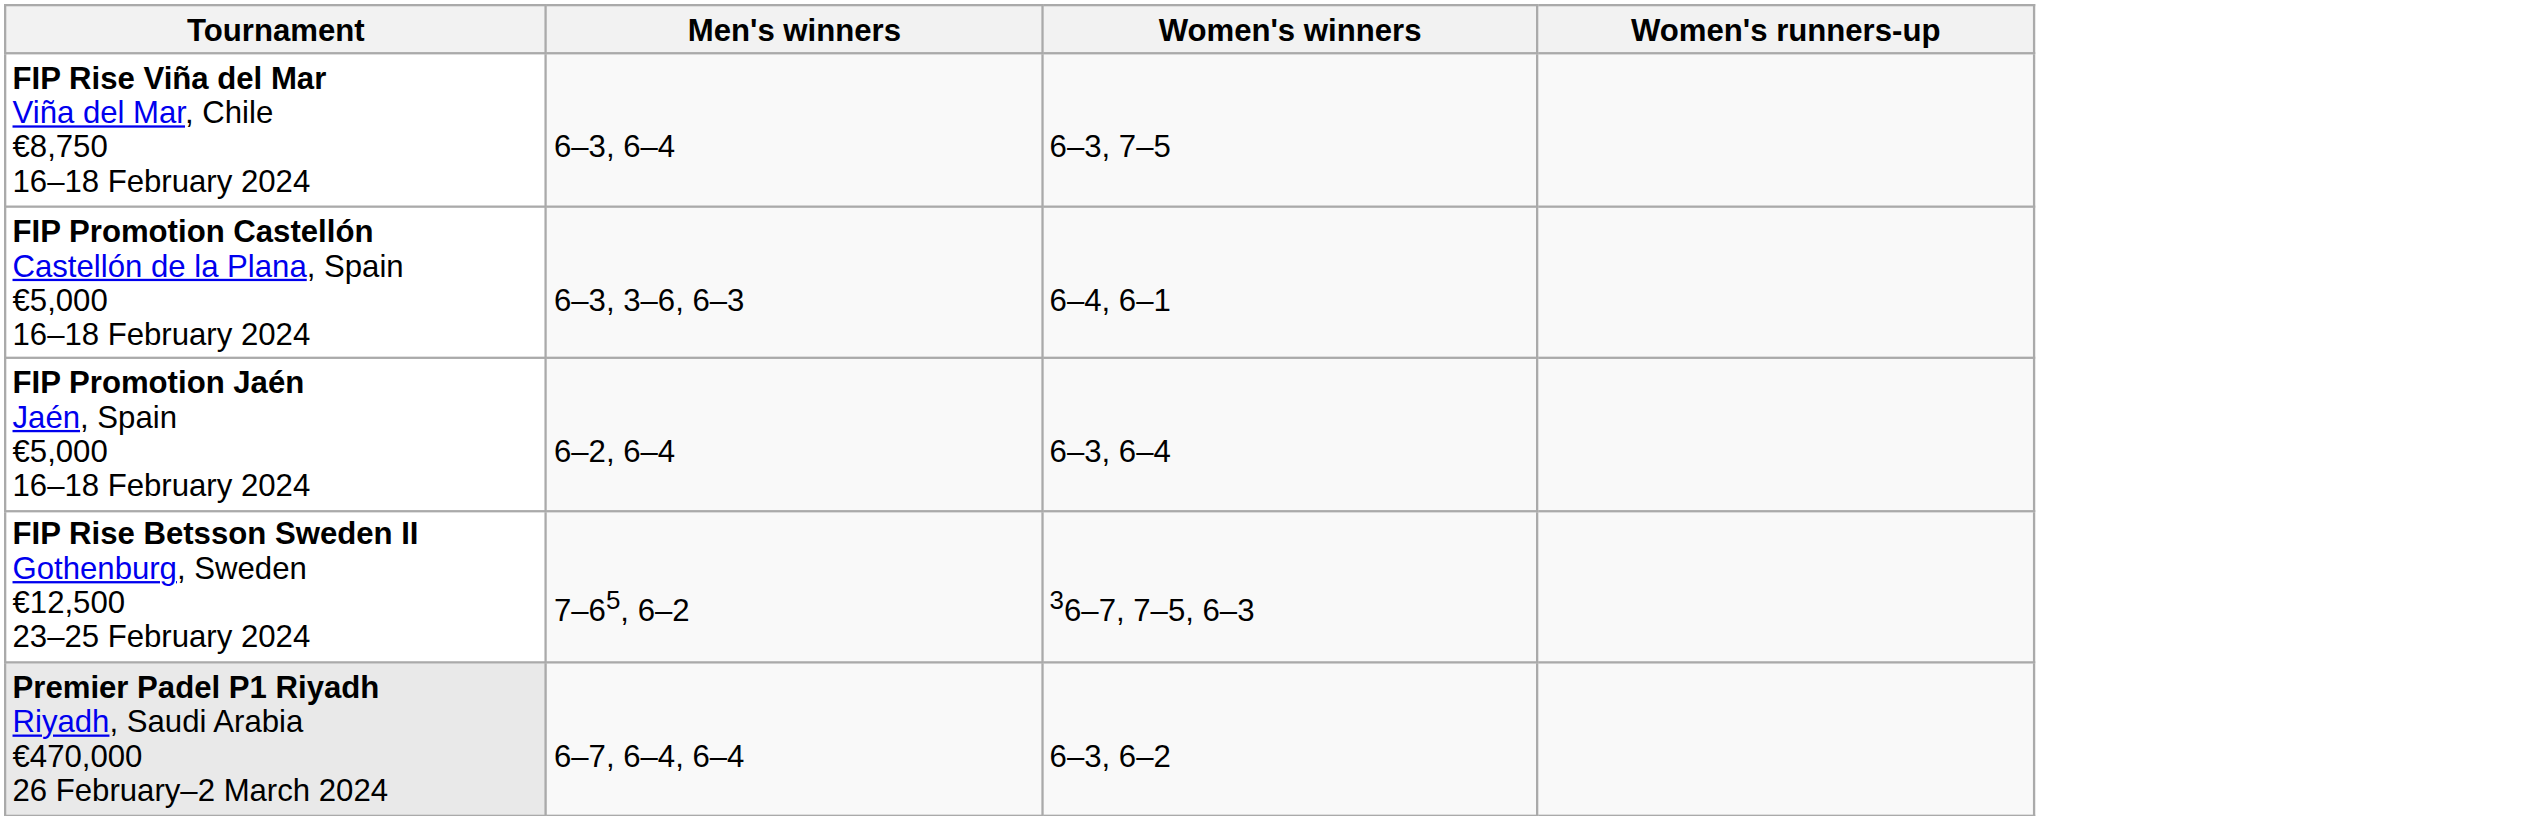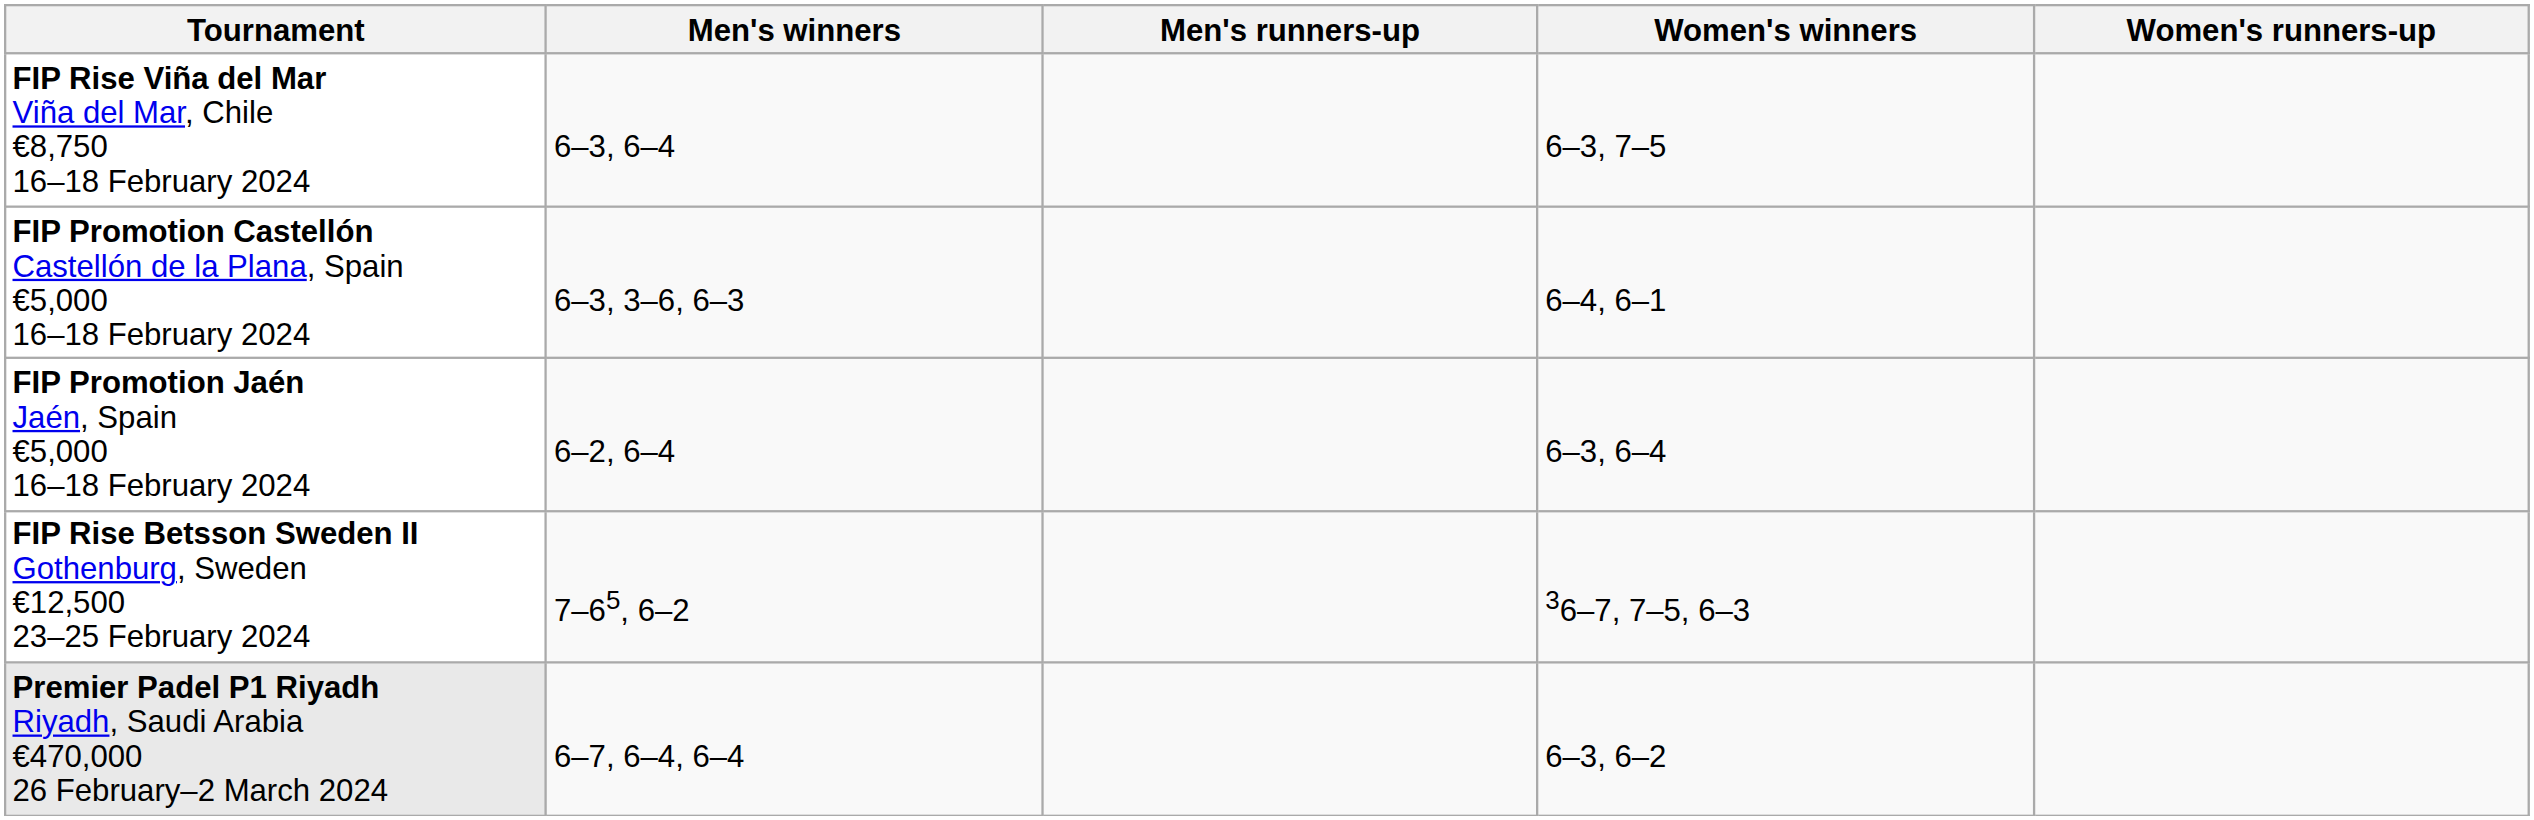+ column: (1290, 29)
